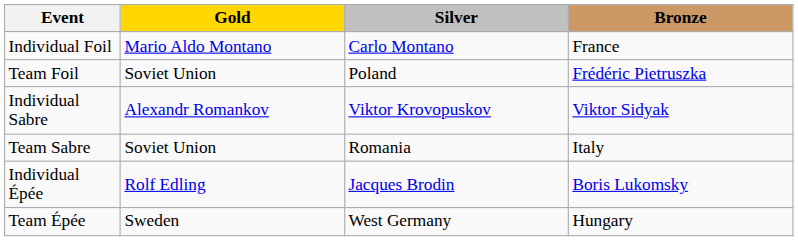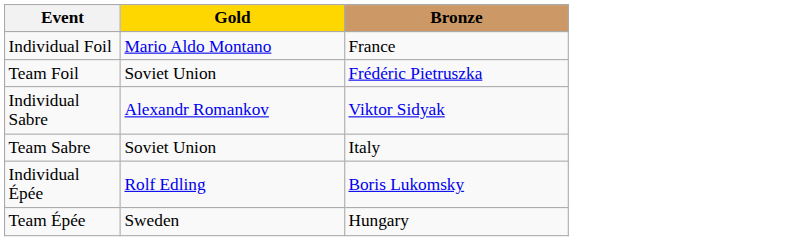- column: (456, 18)
